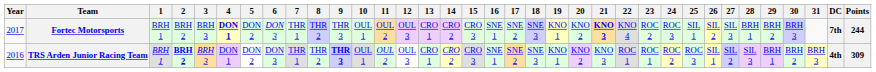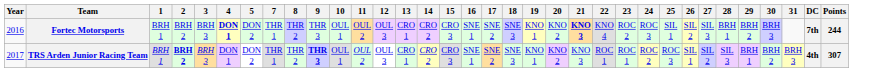- column: (275, 11)
(15, 30) 2017 -> (15, 30) 2016
(15, 55) 2016 -> (15, 55) 2017
(857, 55) 309 -> (835, 55) 307
